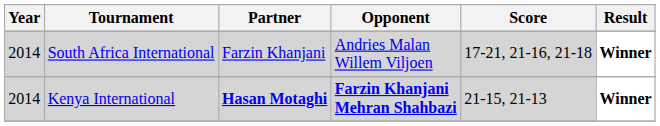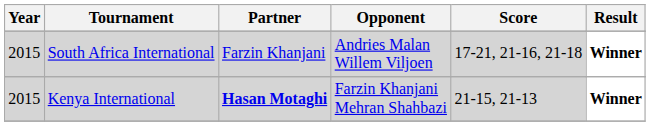(24, 53) 2014 -> (24, 53) 2015
(24, 99) 2014 -> (24, 99) 2015
(396, 99) bold -> (391, 99) normal
